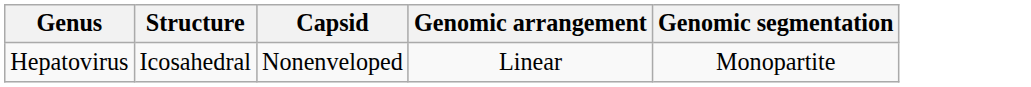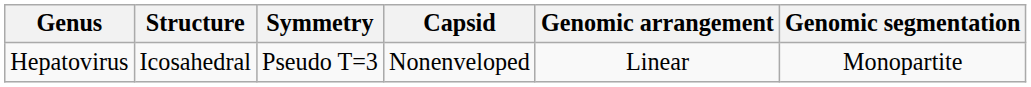+ column: (320, 23)
